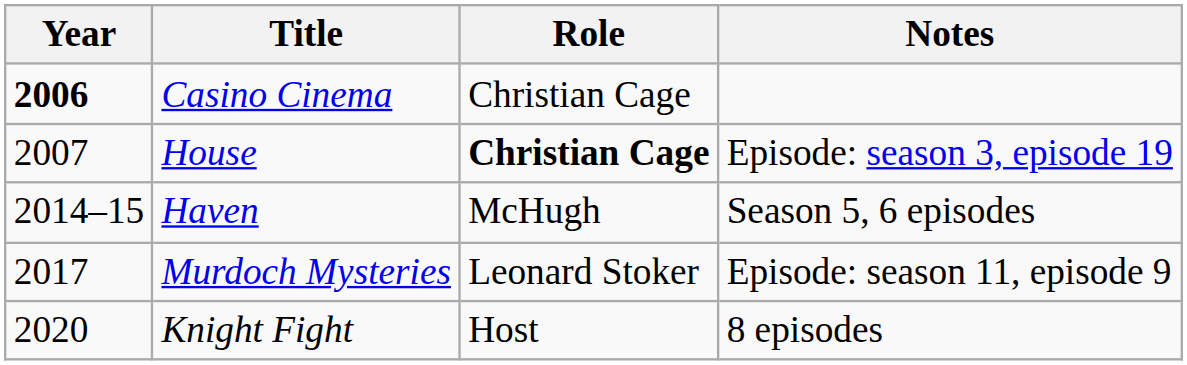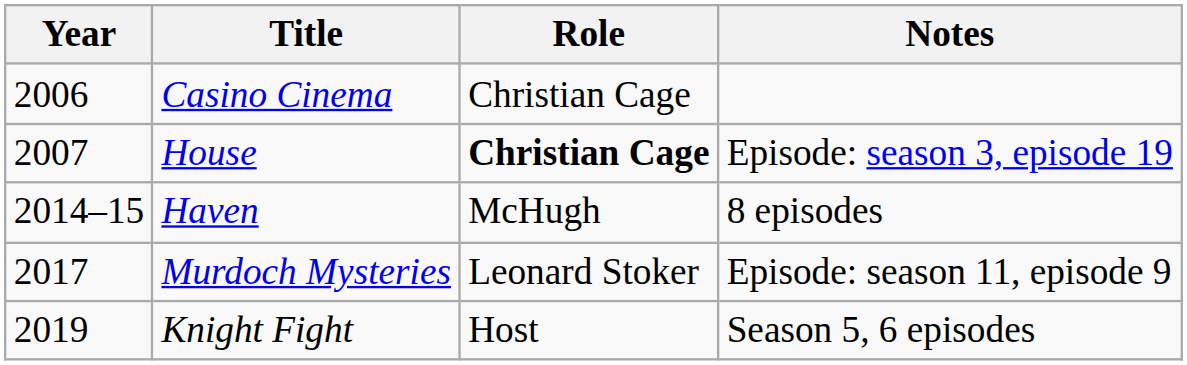(51, 93) bold -> (51, 93) normal
(881, 211) Season 5, 6 episodes -> (805, 211) 8 episodes
(51, 329) 2020 -> (51, 329) 2019
(805, 329) 8 episodes -> (881, 329) Season 5, 6 episodes
